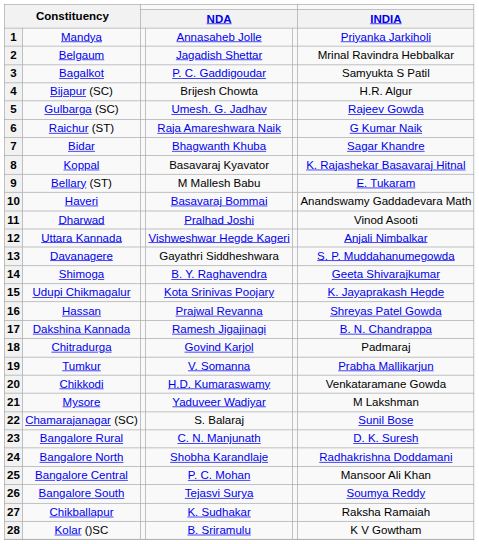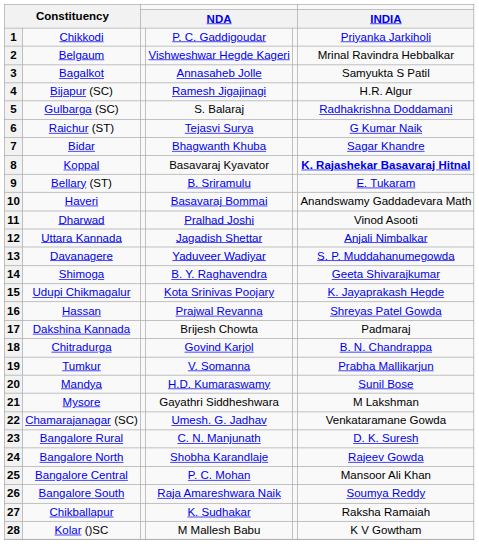(81, 37) Mandya -> (81, 37) Chikkodi
(219, 37) Annasaheb Jolle -> (219, 37) P. C. Gaddigoudar
(219, 55) Jagadish Shettar -> (219, 55) Vishweshwar Hegde Kageri
(219, 73) P. C. Gaddigoudar -> (219, 73) Annasaheb Jolle
(219, 92) Brijesh Chowta -> (219, 92) Ramesh Jigajinagi
(219, 110) Umesh. G. Jadhav -> (219, 110) S. Balaraj
(386, 110) Rajeev Gowda -> (386, 110) Radhakrishna Doddamani
(219, 128) Raja Amareshwara Naik -> (219, 128) Tejasvi Surya
(386, 165) normal -> (386, 165) bold
(219, 183) M Mallesh Babu -> (219, 183) B. Sriramulu
(219, 238) Vishweshwar Hegde Kageri -> (219, 238) Jagadish Shettar
(219, 256) Gayathri Siddheshwara -> (219, 256) Yaduveer Wadiyar
(219, 329) Ramesh Jigajinagi -> (219, 329) Brijesh Chowta
(386, 329) B. N. Chandrappa -> (386, 329) Padmaraj
(386, 347) Padmaraj -> (386, 347) B. N. Chandrappa
(81, 384) Chikkodi -> (81, 384) Mandya
(386, 384) Venkataramane Gowda -> (386, 384) Sunil Bose
(219, 402) Yaduveer Wadiyar -> (219, 402) Gayathri Siddheshwara
(219, 420) S. Balaraj -> (219, 420) Umesh. G. Jadhav
(386, 420) Sunil Bose -> (386, 420) Venkataramane Gowda
(386, 457) Radhakrishna Doddamani -> (386, 457) Rajeev Gowda
(219, 493) Tejasvi Surya -> (219, 493) Raja Amareshwara Naik
(219, 530) B. Sriramulu -> (219, 530) M Mallesh Babu
